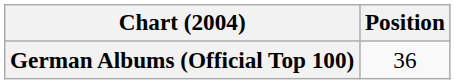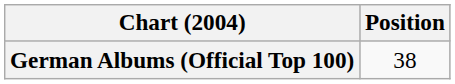(405, 59) 36 -> (405, 59) 38
